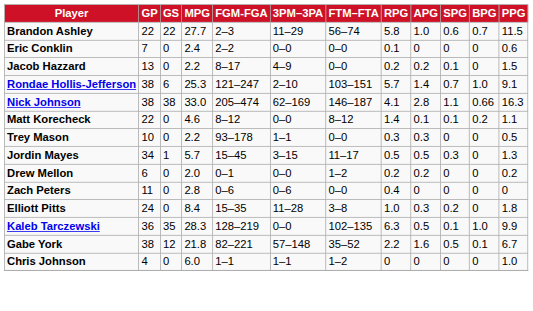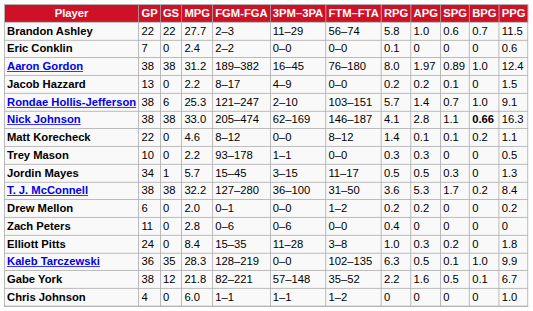+ row: (45, 67)
(483, 102) normal -> (483, 120) bold
+ row: (48, 191)
